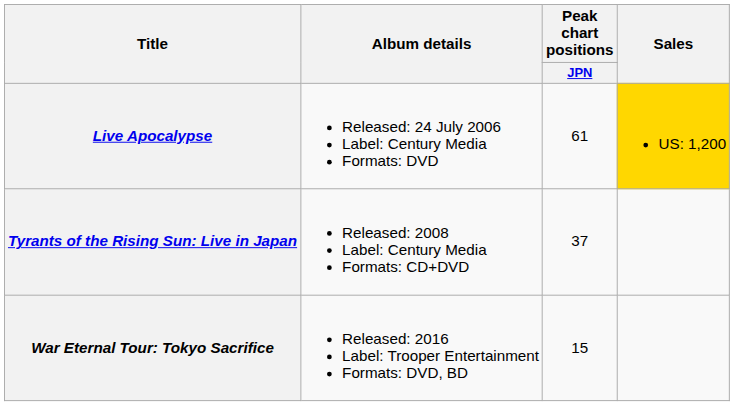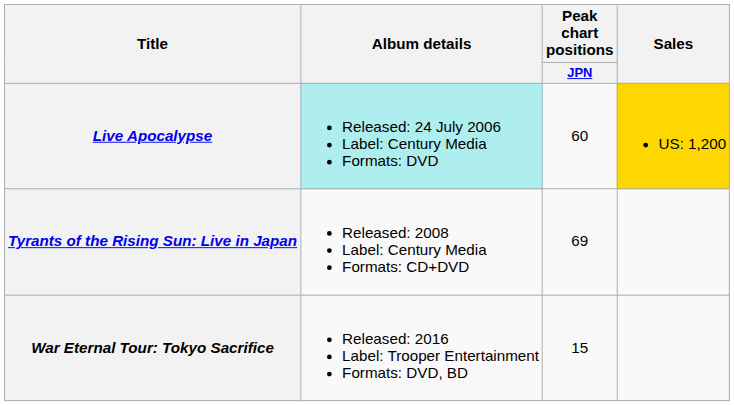(422, 145) no background -> (422, 145) paleturquoise background
(580, 136) 61 -> (580, 136) 60
(580, 241) 37 -> (580, 241) 69
